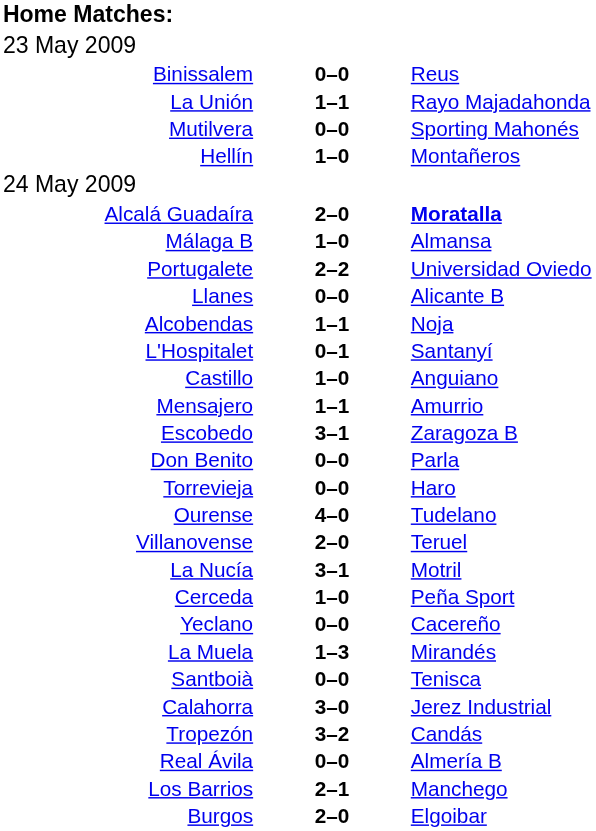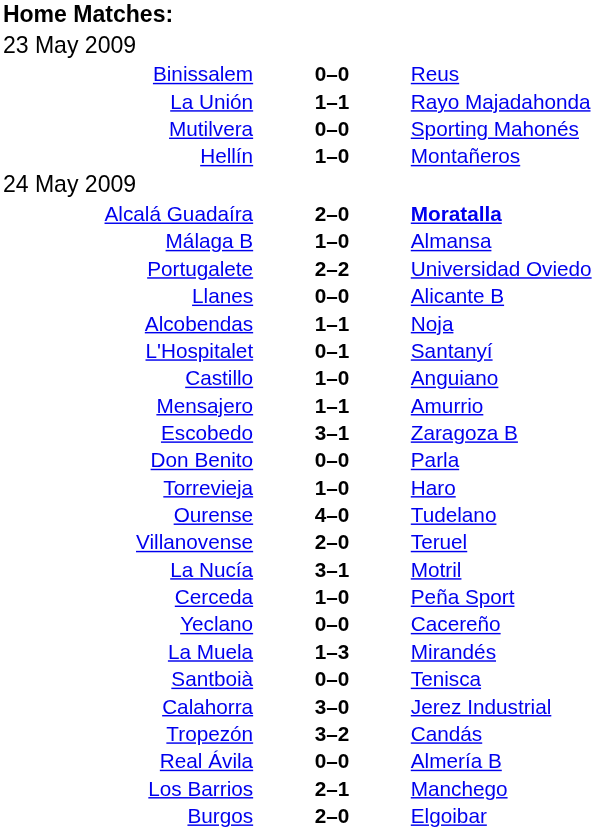(332, 487) 0–0 -> (332, 487) 1–0
